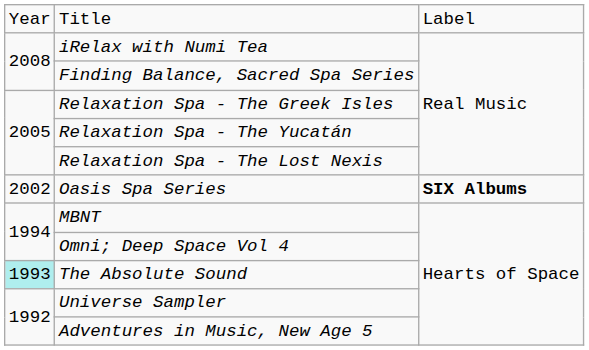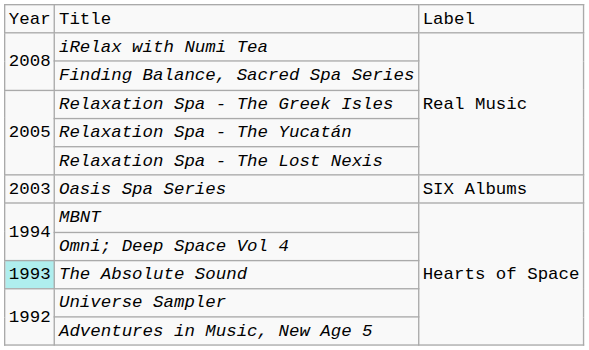(30, 189) 2002 -> (30, 189) 2003
(475, 189) bold -> (475, 189) normal
